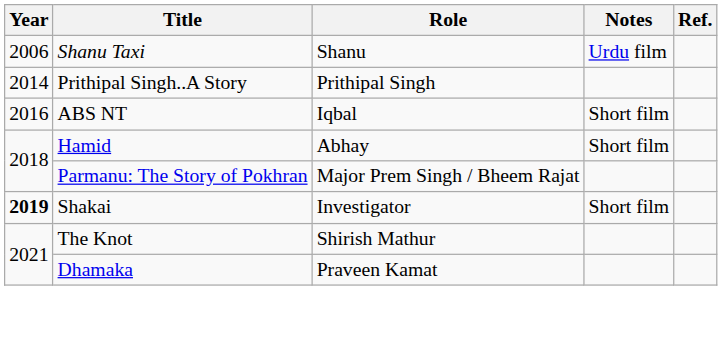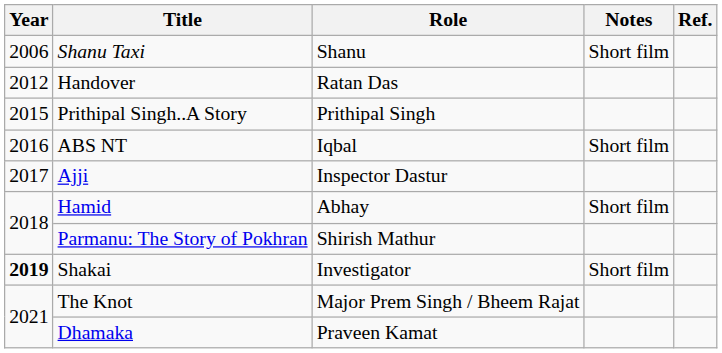(628, 51) Urdu film -> (629, 51) Short film
+ row: (96, 82)
(29, 82) 2014 -> (29, 113) 2015
+ row: (73, 176)
(448, 176) Major Prem Singh / Bheem Rajat -> (376, 238) Shirish Mathur
(376, 238) Shirish Mathur -> (448, 301) Major Prem Singh / Bheem Rajat
